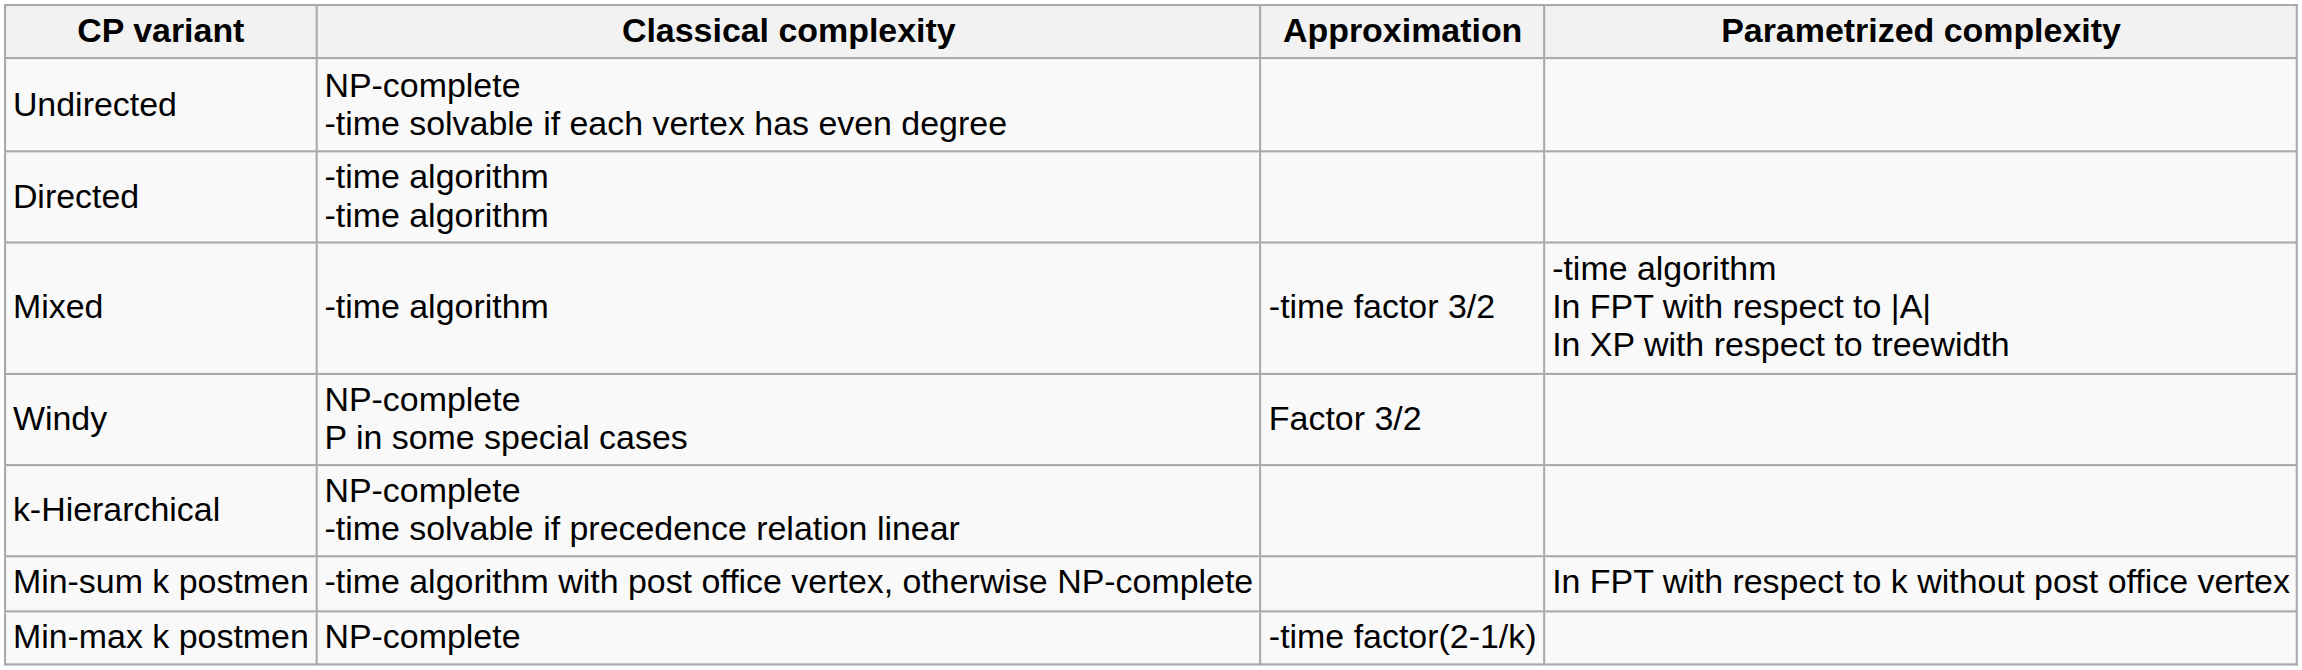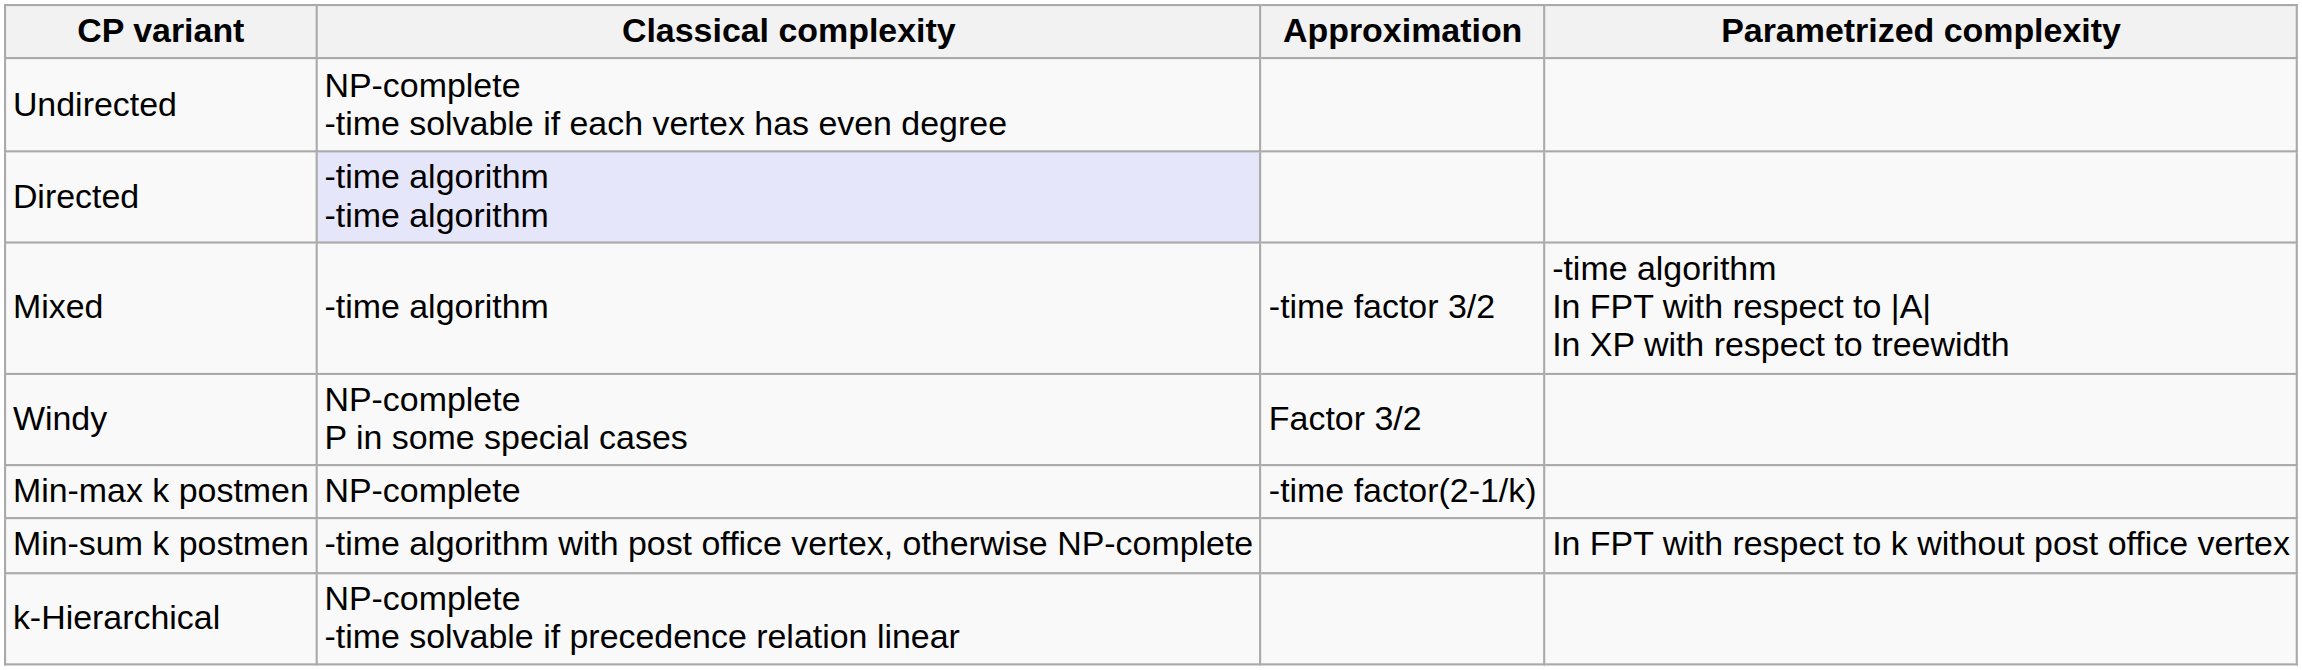(437, 196) no background -> (437, 196) lavender background
rows swapped: (117, 510) <-> (161, 636)
